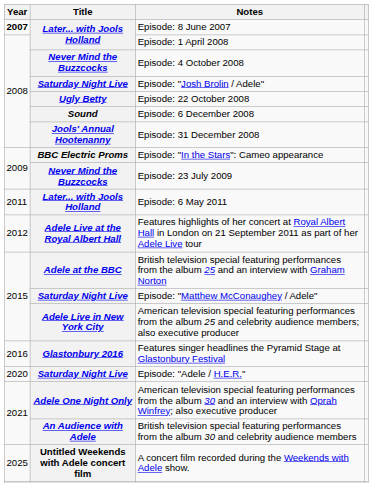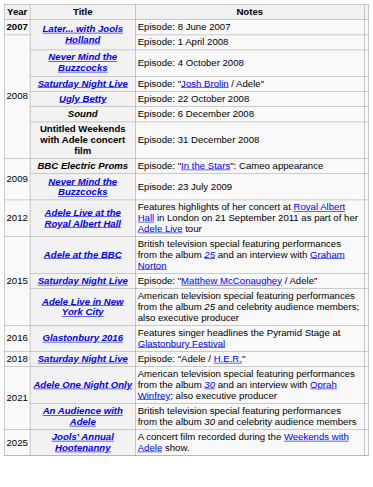(83, 134) Jools' Annual Hootenanny -> (83, 140) Untitled Weekends with Adele concert film
- row: (182, 202)
(17, 374) 2020 -> (17, 359) 2018
(83, 463) Untitled Weekends with Adele concert film -> (83, 442) Jools' Annual Hootenanny
